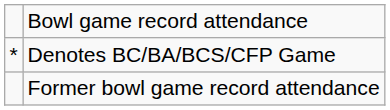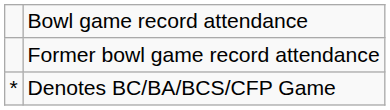rows swapped: (204, 88) <-> (182, 54)
